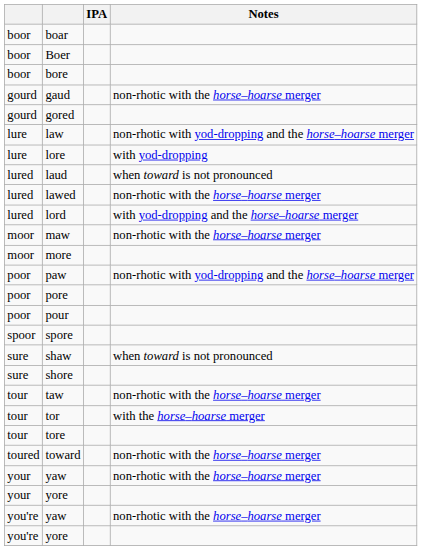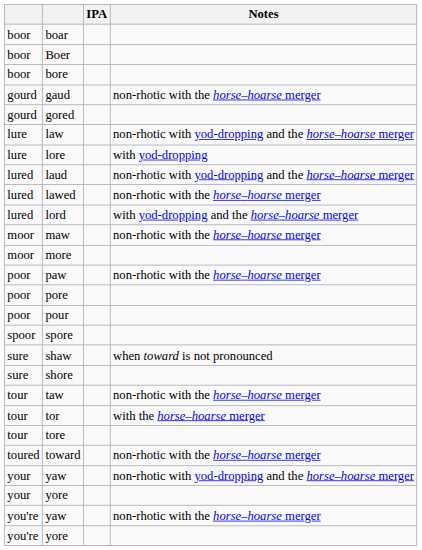(193, 174) when toward is not pronounced -> (264, 174) non-rhotic with yod-dropping and the horse–hoarse merger
(264, 275) non-rhotic with yod-dropping and the horse–hoarse merger -> (217, 275) non-rhotic with the horse–hoarse merger
(217, 475) non-rhotic with the horse–hoarse merger -> (264, 475) non-rhotic with yod-dropping and the horse–hoarse merger
